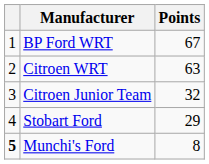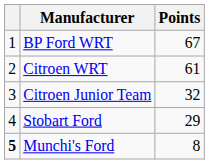(193, 69) 63 -> (193, 69) 61
